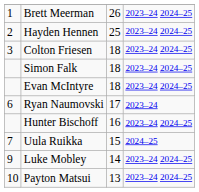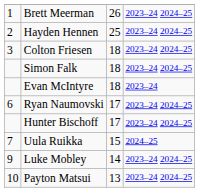(159, 86) 2023–24 2024–25 -> (142, 86) 2023–24
(142, 104) 2023–24 -> (159, 104) 2023–24 2024–25
(115, 123) 16 -> (115, 123) 17
